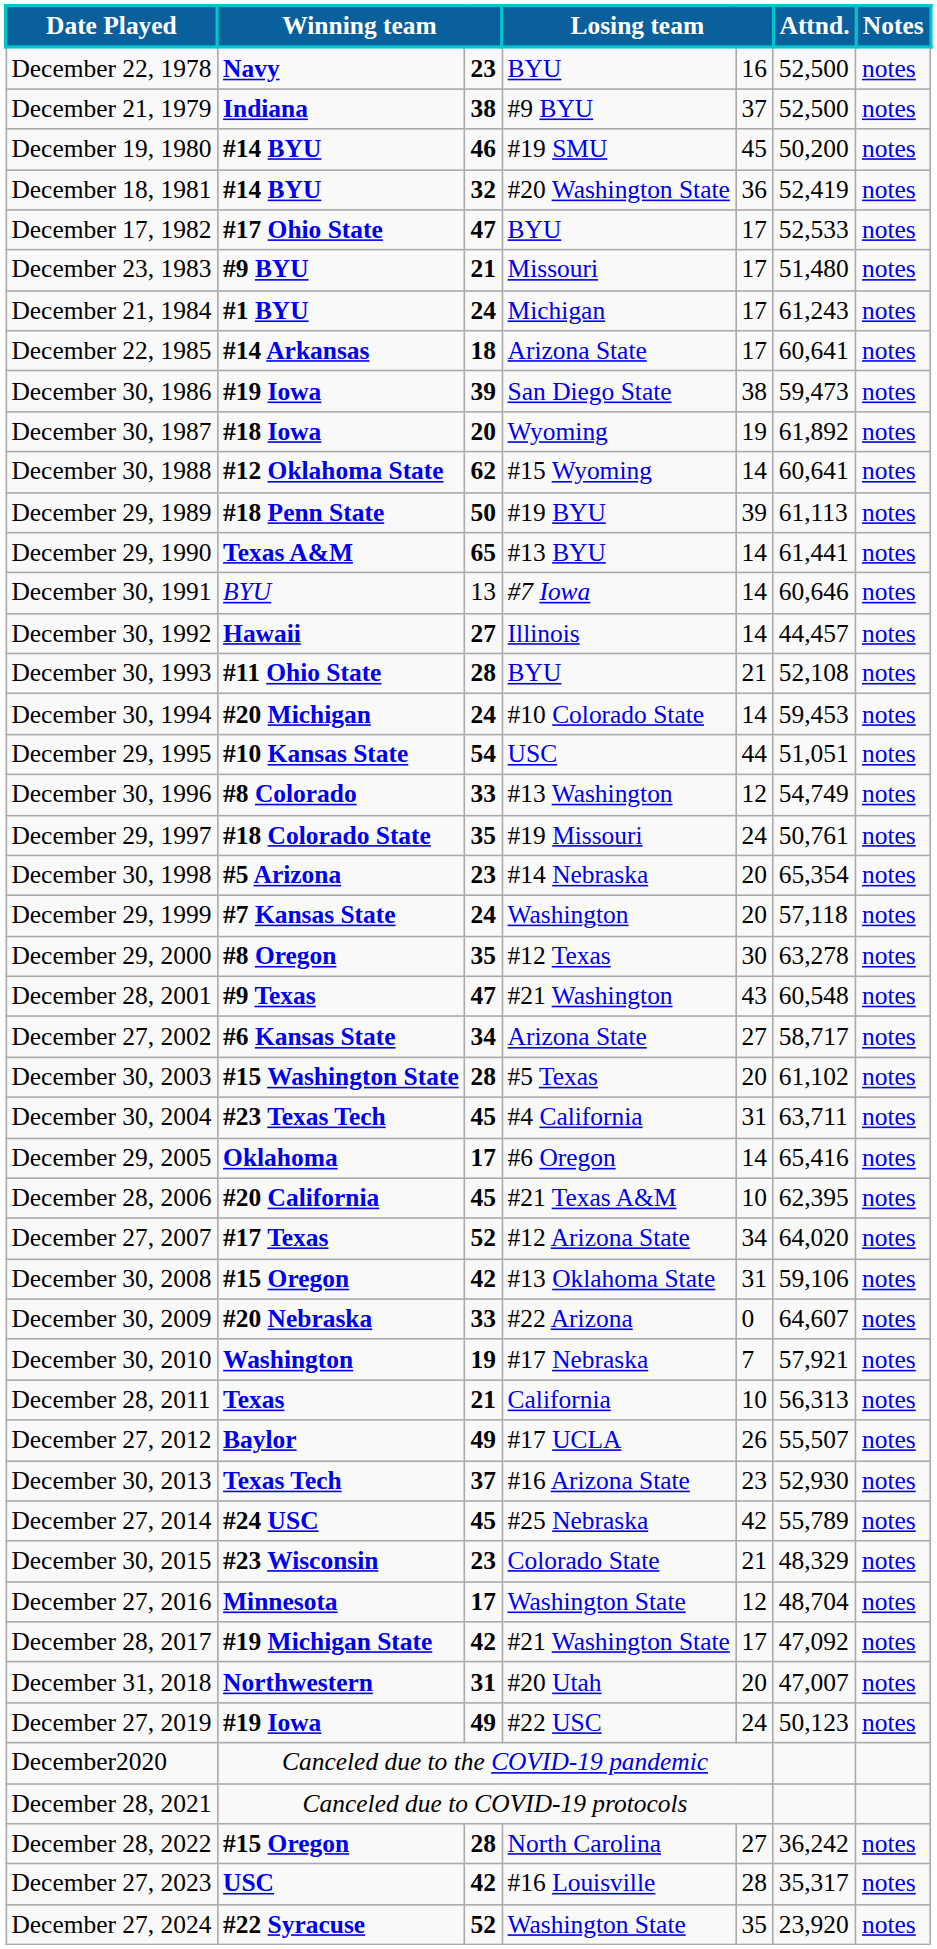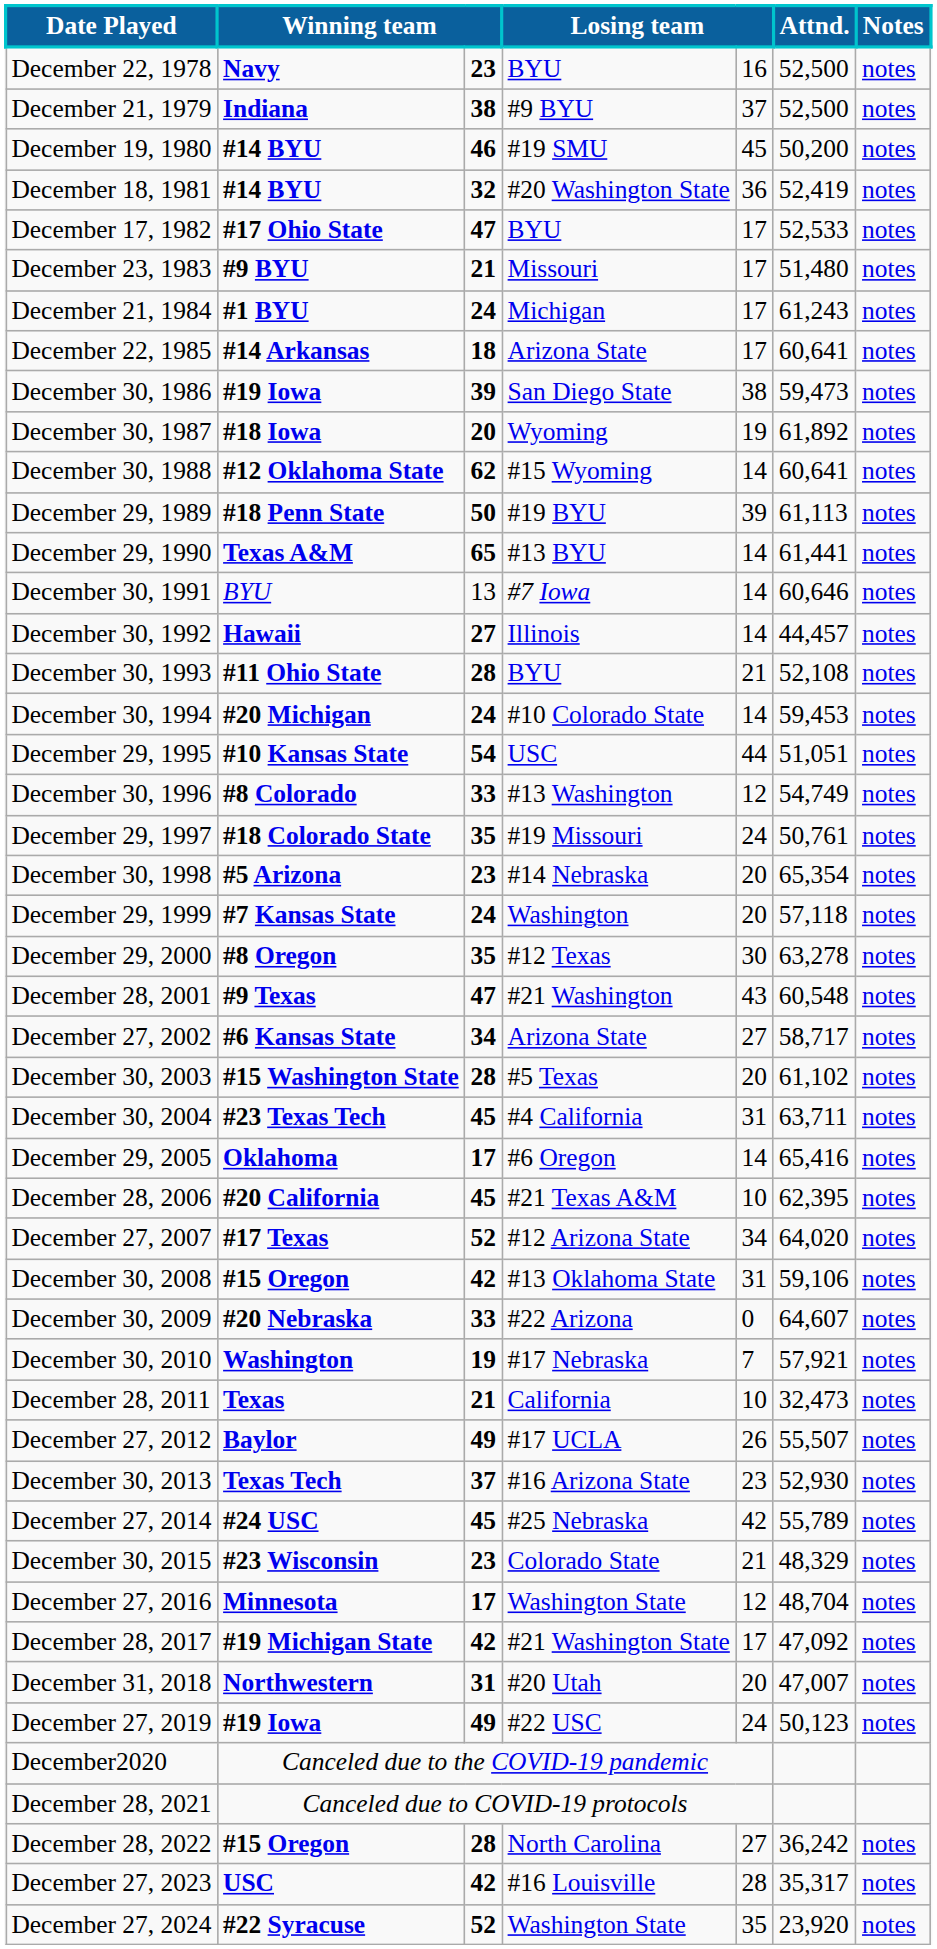(814, 1399) 56,313 -> (814, 1399) 32,473
